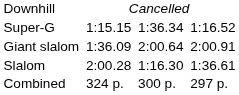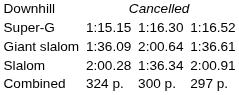(161, 27) 1:36.34 -> (161, 27) 1:16.30
(213, 46) 2:00.91 -> (213, 46) 1:36.61
(161, 65) 1:16.30 -> (161, 65) 1:36.34
(213, 65) 1:36.61 -> (213, 65) 2:00.91
